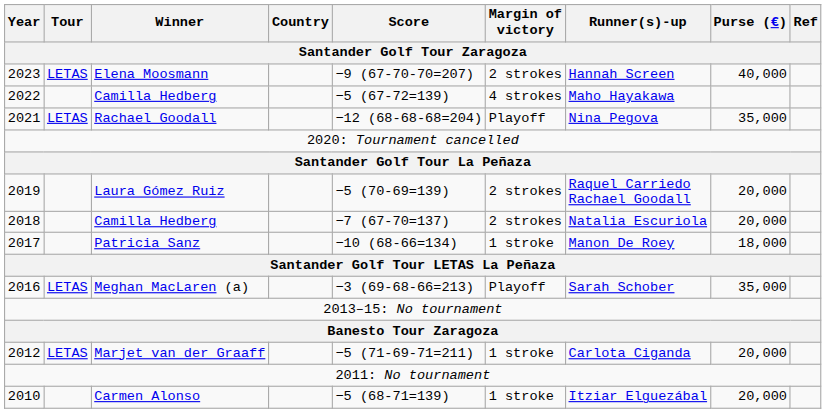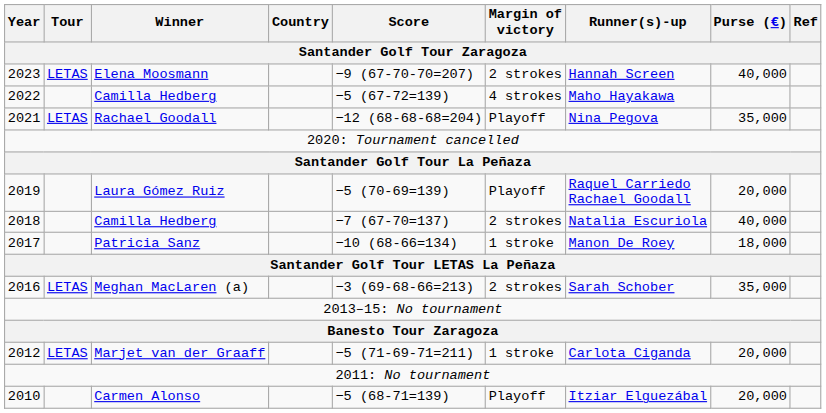(525, 192) 2 strokes -> (517, 192) Playoff
(763, 222) 20,000 -> (763, 222) 40,000
(517, 288) Playoff -> (525, 288) 2 strokes
(521, 398) 1 stroke -> (517, 398) Playoff
